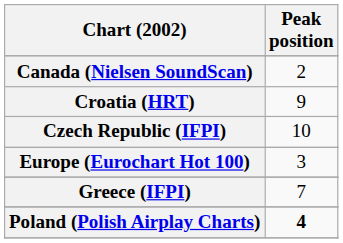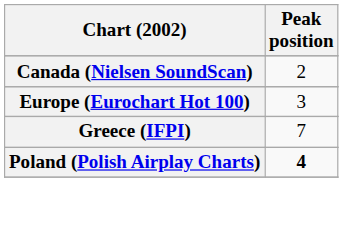- row: (135, 101)
- row: (135, 131)
